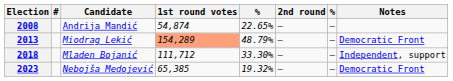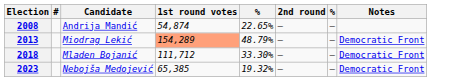(393, 55) Independent, support -> (382, 55) Democratic Front
